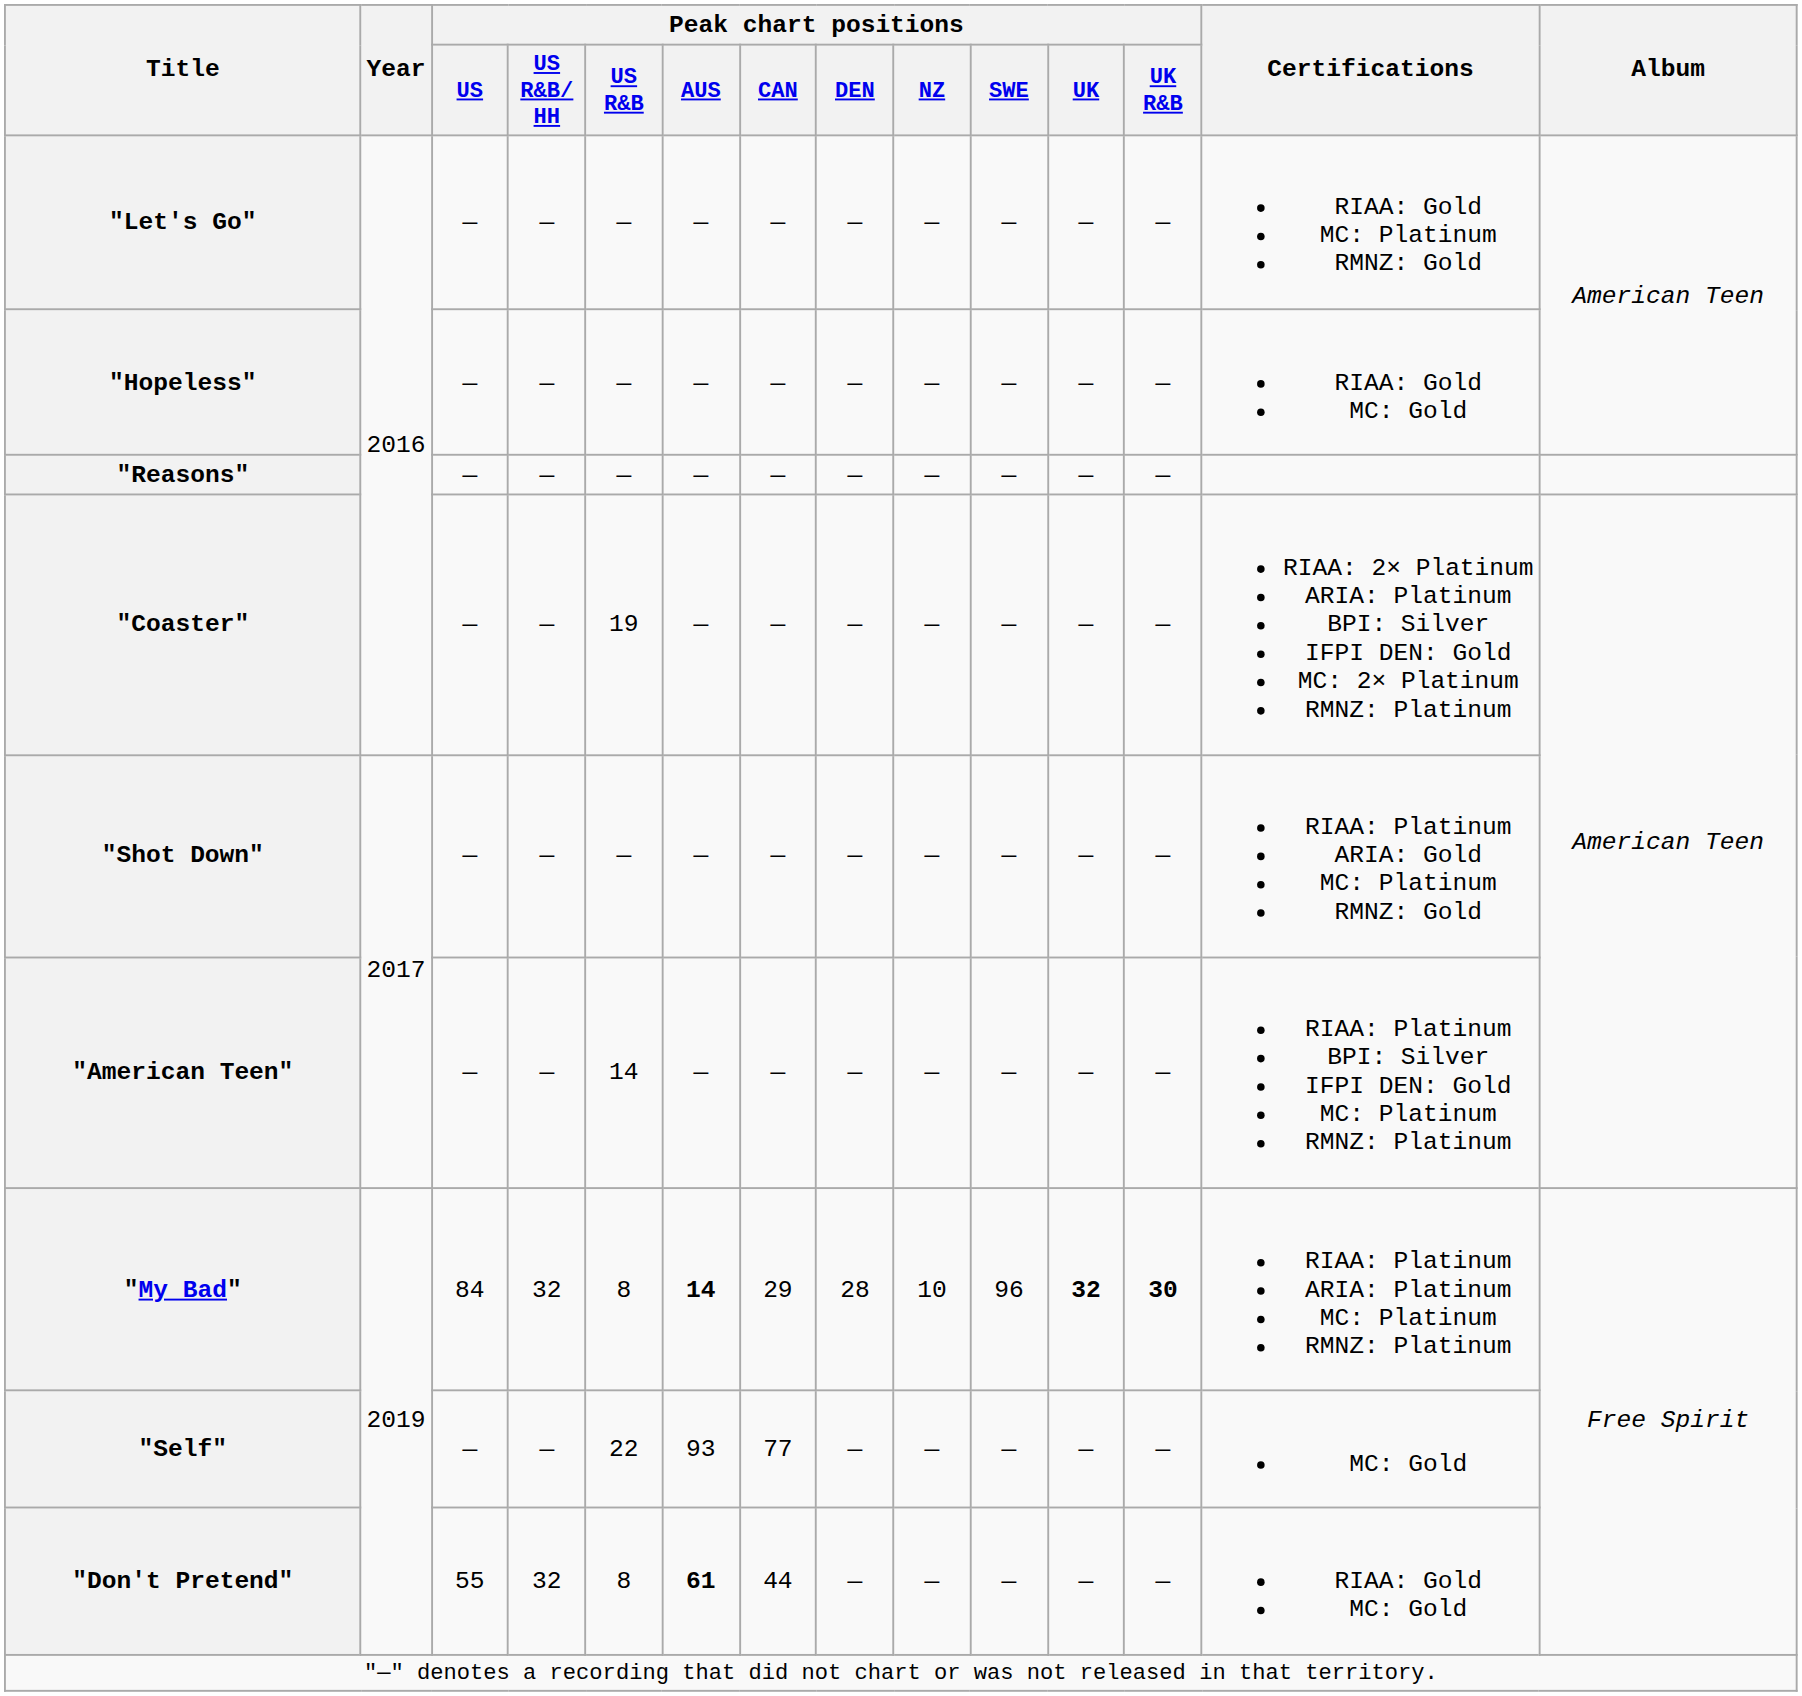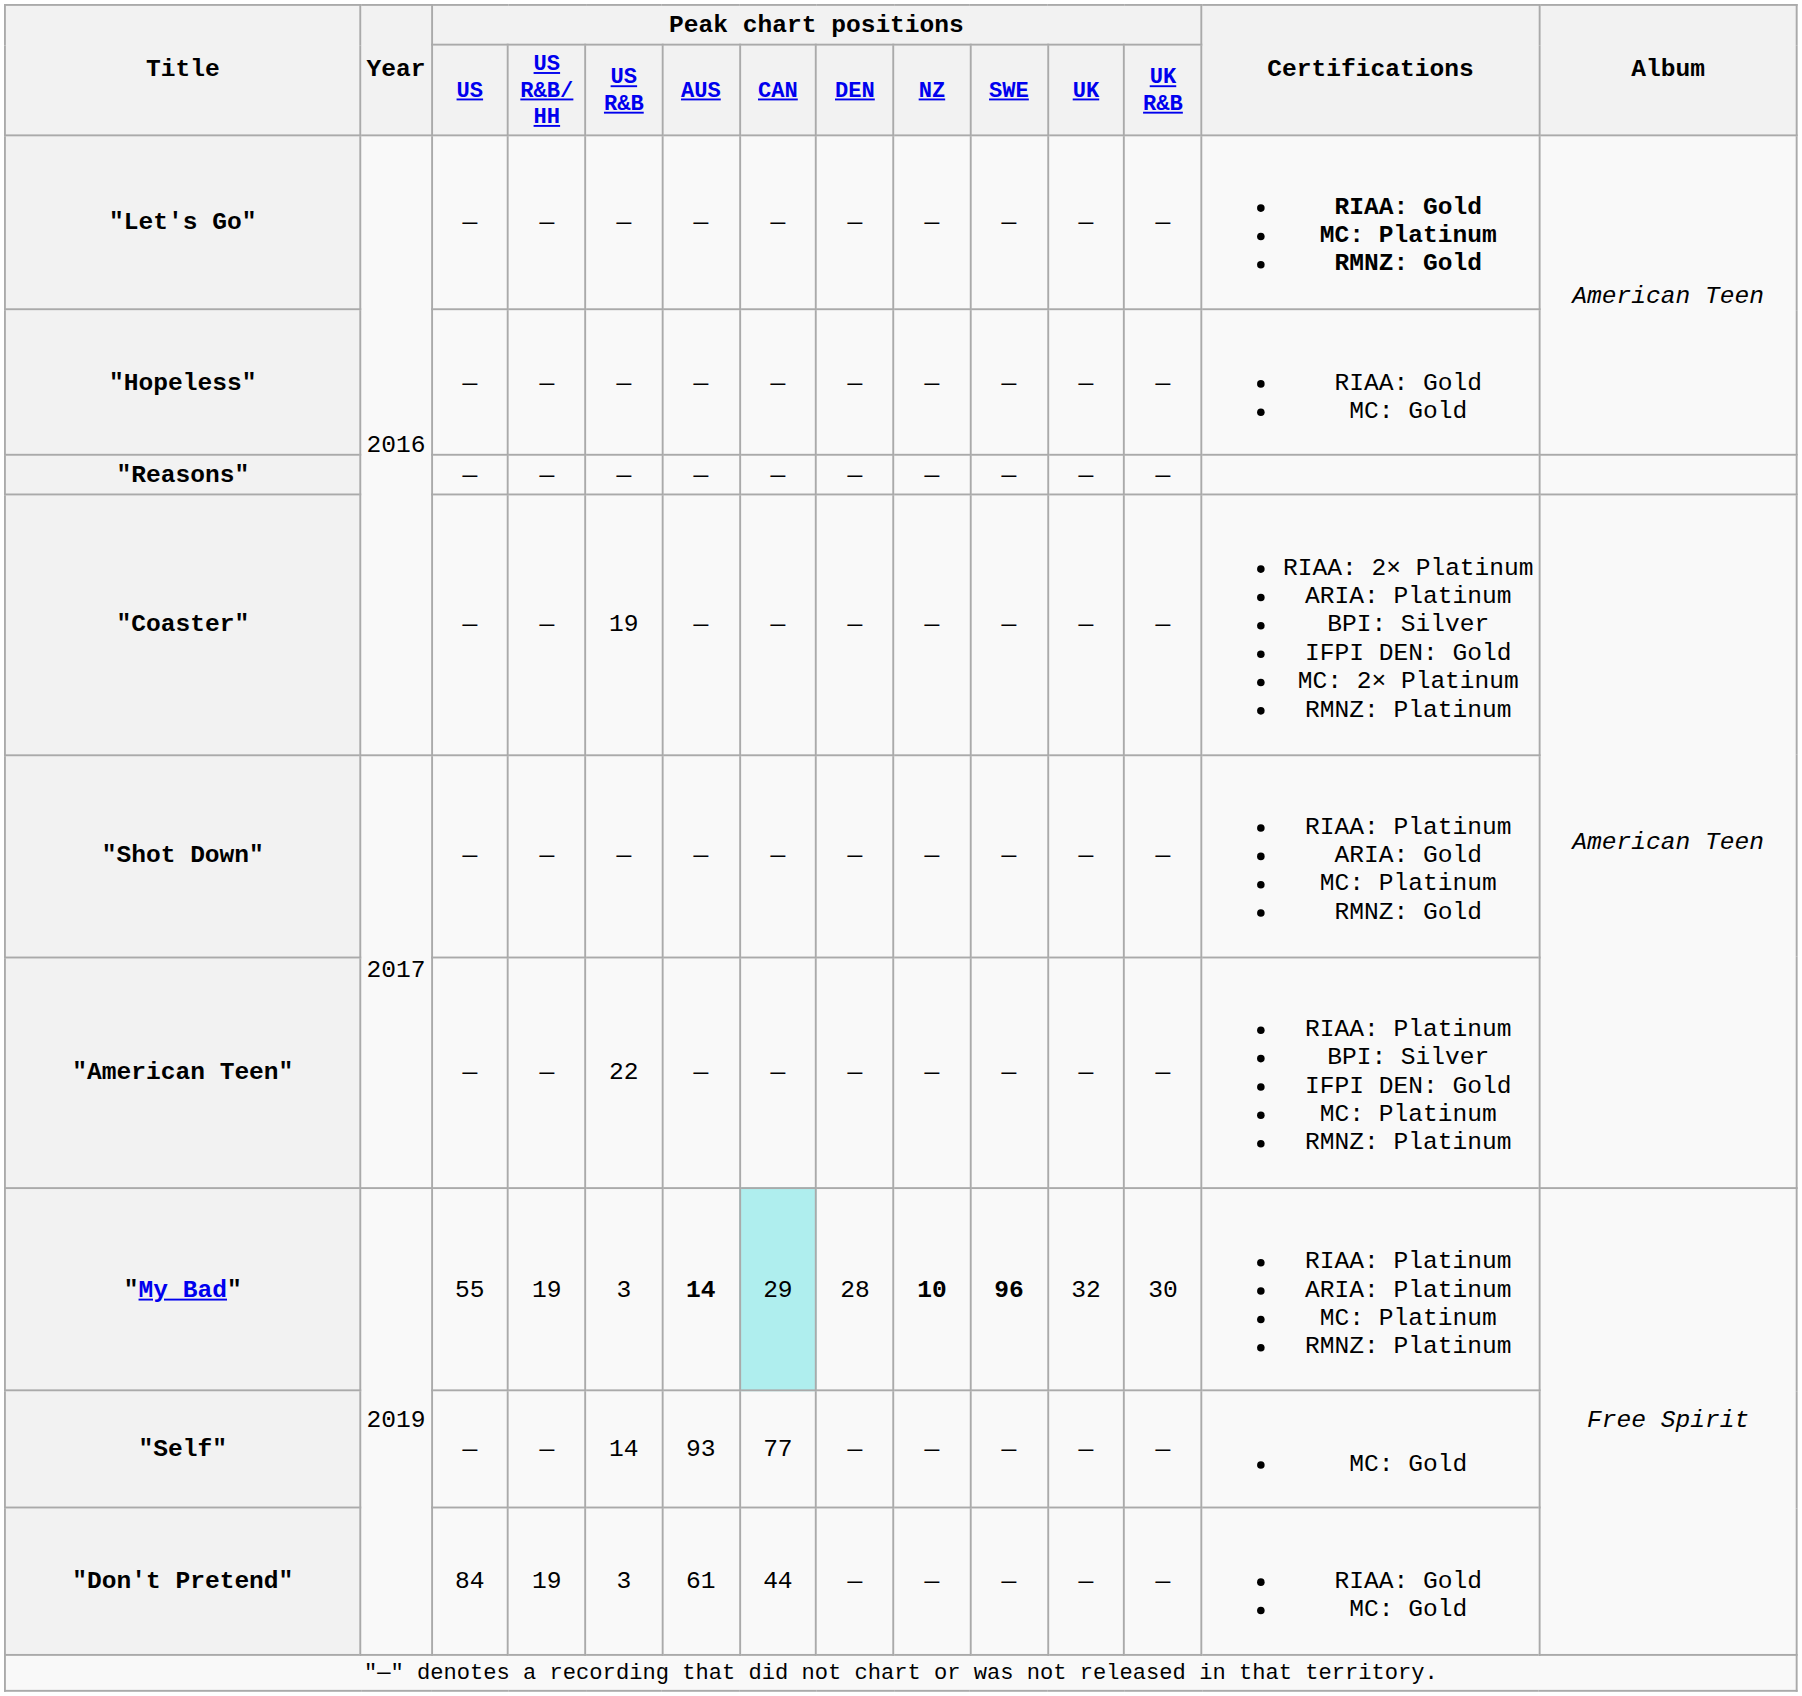(1370, 236) normal -> (1370, 236) bold
(624, 1073) 14 -> (624, 1073) 22
(470, 1289) 84 -> (470, 1289) 55
(547, 1289) 32 -> (547, 1289) 19
(624, 1289) 8 -> (624, 1289) 3
(778, 1289) no background -> (778, 1289) paleturquoise background
(932, 1289) normal -> (932, 1289) bold
(1009, 1289) normal -> (1009, 1289) bold
(1086, 1289) bold -> (1086, 1289) normal
(1163, 1289) bold -> (1163, 1289) normal
(624, 1449) 22 -> (624, 1449) 14
(470, 1581) 55 -> (470, 1581) 84
(547, 1581) 32 -> (547, 1581) 19
(624, 1581) 8 -> (624, 1581) 3
(701, 1581) bold -> (701, 1581) normal
